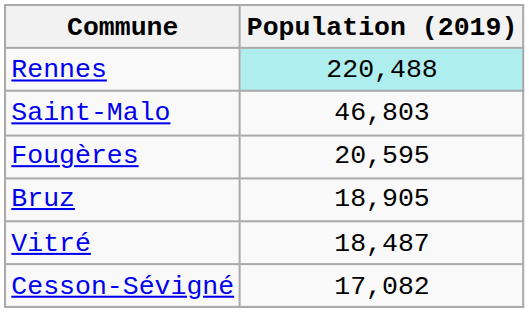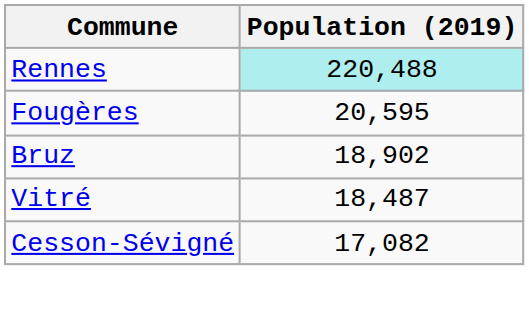- row: (91, 113)
(382, 200) 18,905 -> (382, 156) 18,902
